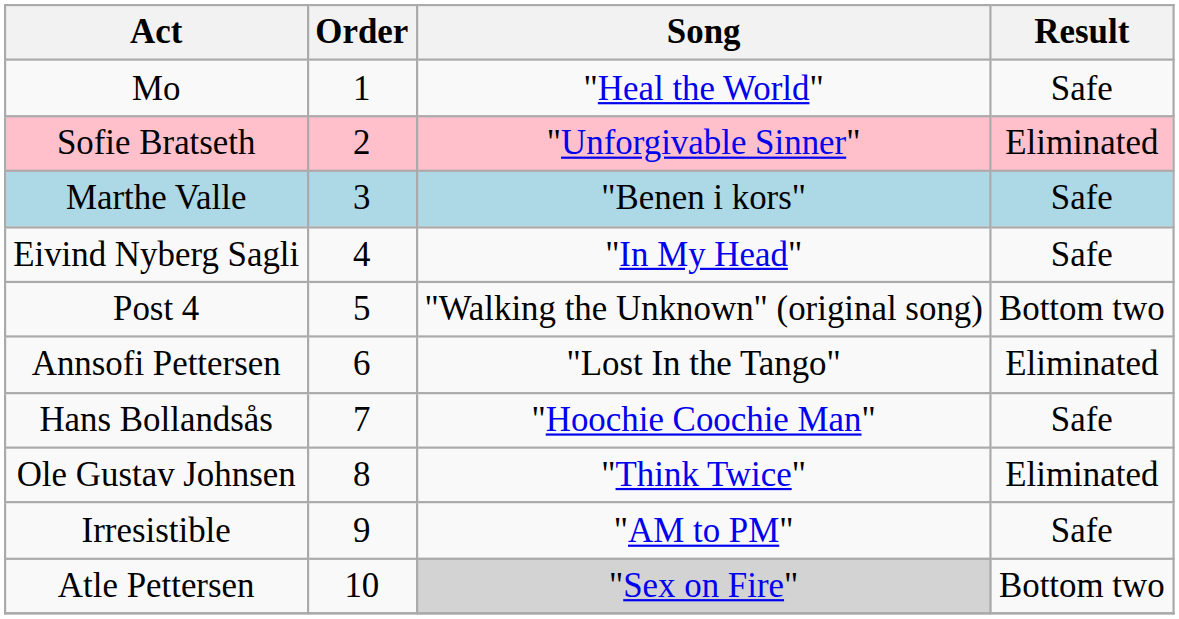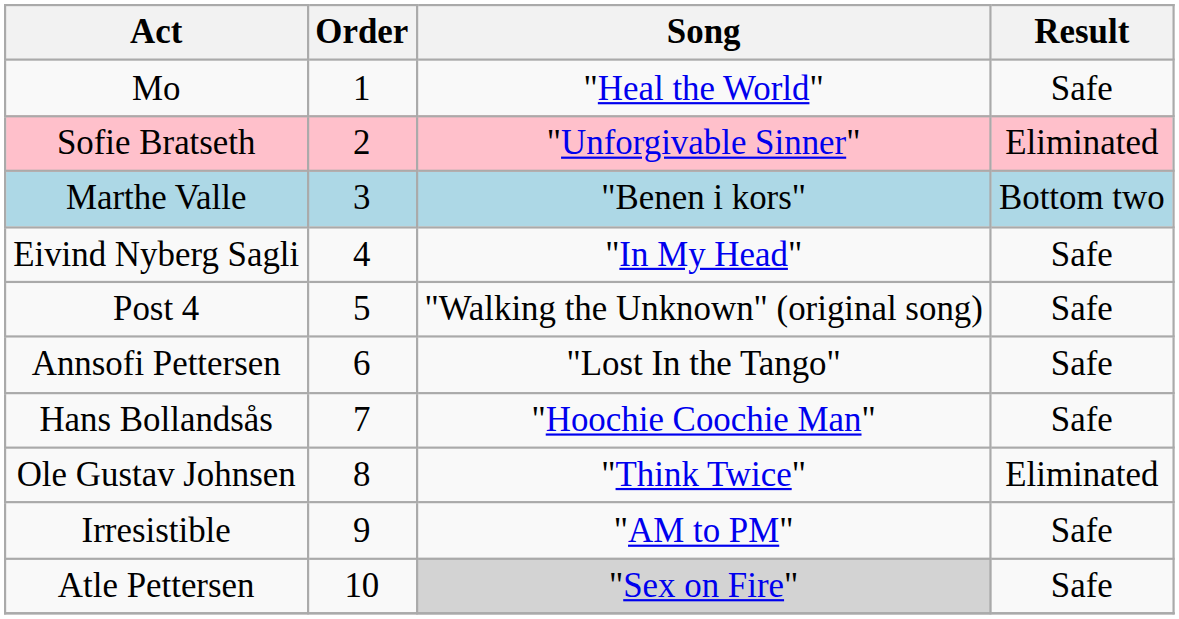(1082, 198) Safe -> (1082, 198) Bottom two
(1082, 308) Bottom two -> (1082, 308) Safe
(1082, 364) Eliminated -> (1082, 364) Safe
(1082, 585) Bottom two -> (1082, 585) Safe
